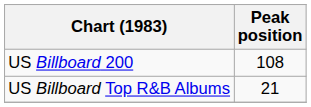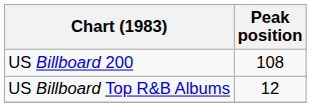(270, 89) 21 -> (270, 89) 12
